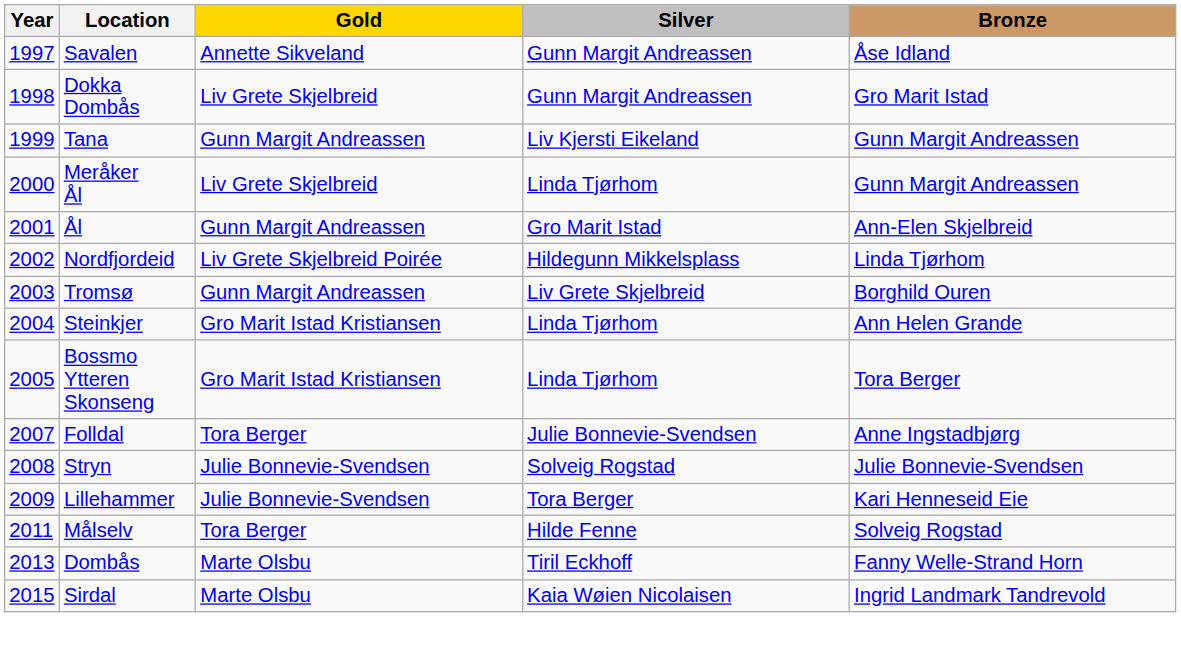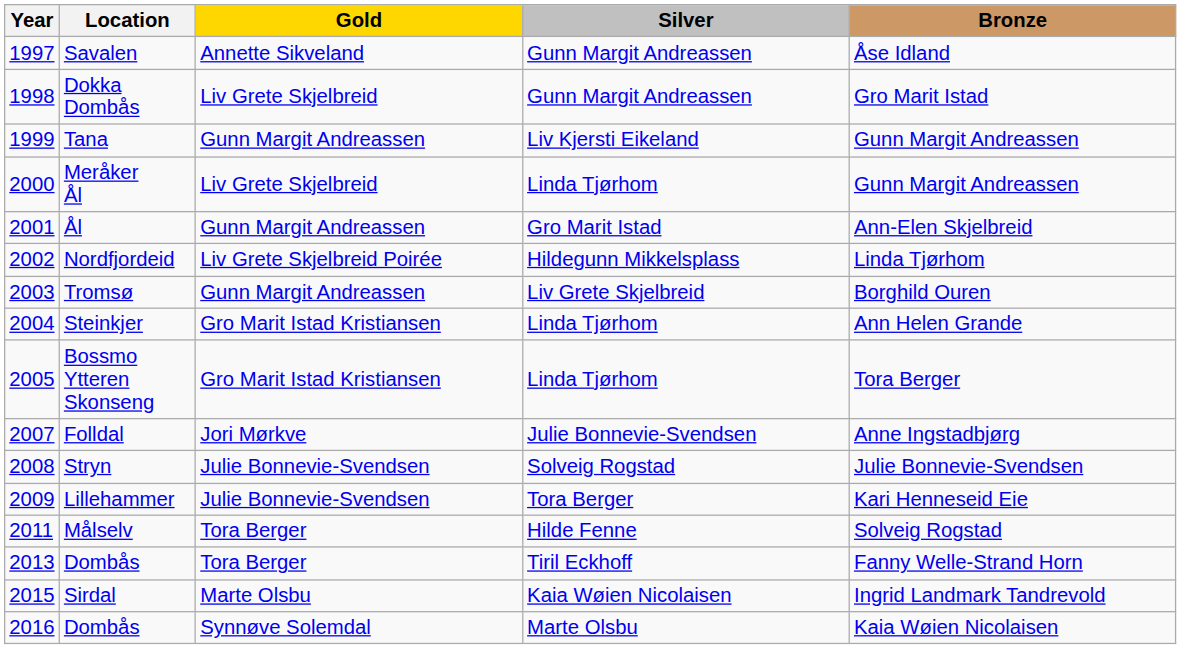(253, 434) Tora Berger -> (253, 434) Jori Mørkve
(256, 563) Marte Olsbu -> (253, 563) Tora Berger
+ row: (32, 627)
